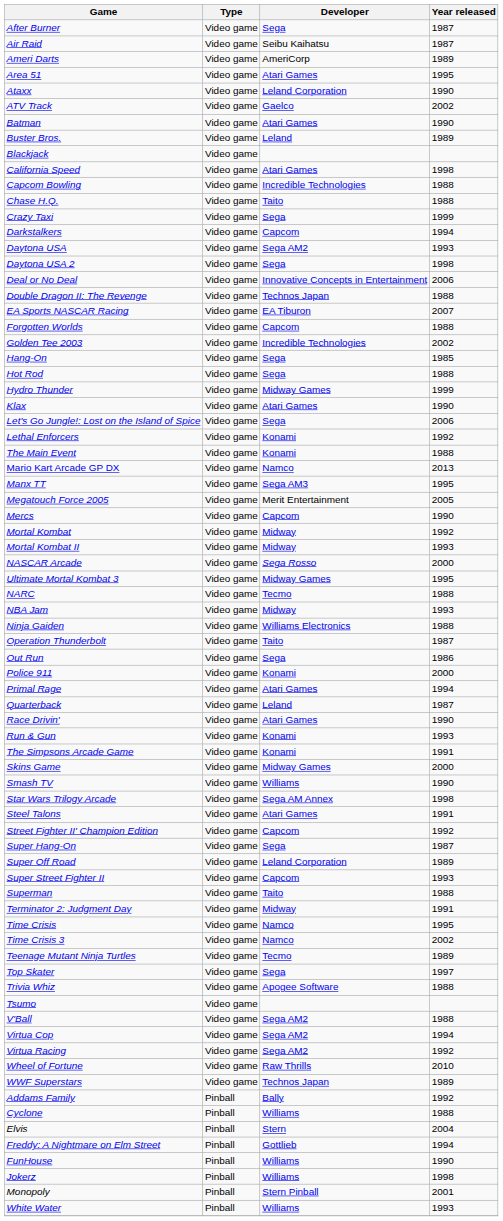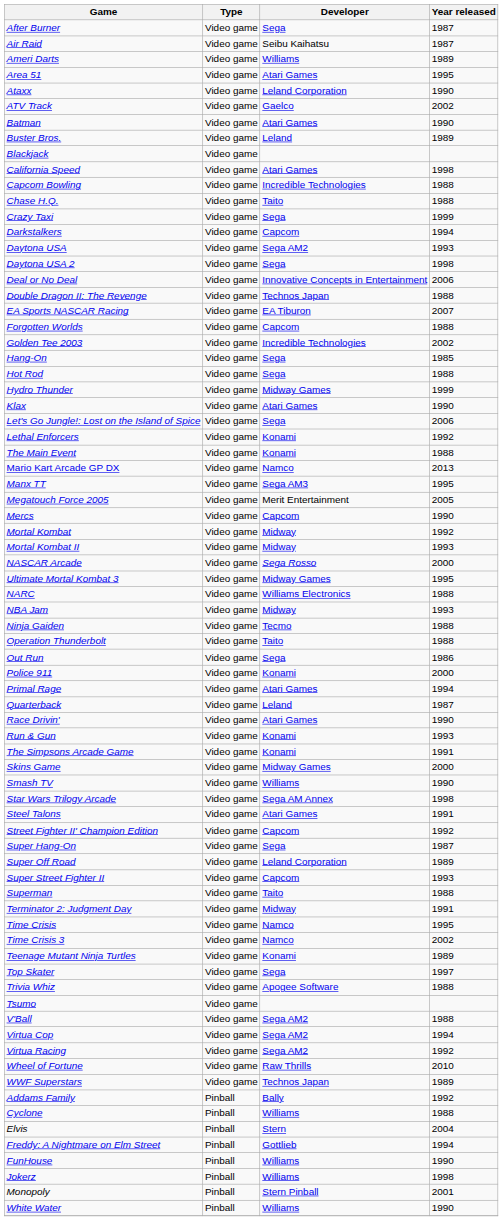(286, 59) AmeriCorp -> (281, 59) Williams
(277, 594) Tecmo -> (306, 594) Williams Electronics
(306, 625) Williams Electronics -> (277, 625) Tecmo
(443, 641) 1987 -> (443, 641) 1988
(277, 956) Tecmo -> (279, 956) Konami
(443, 1208) 1993 -> (443, 1208) 1990
